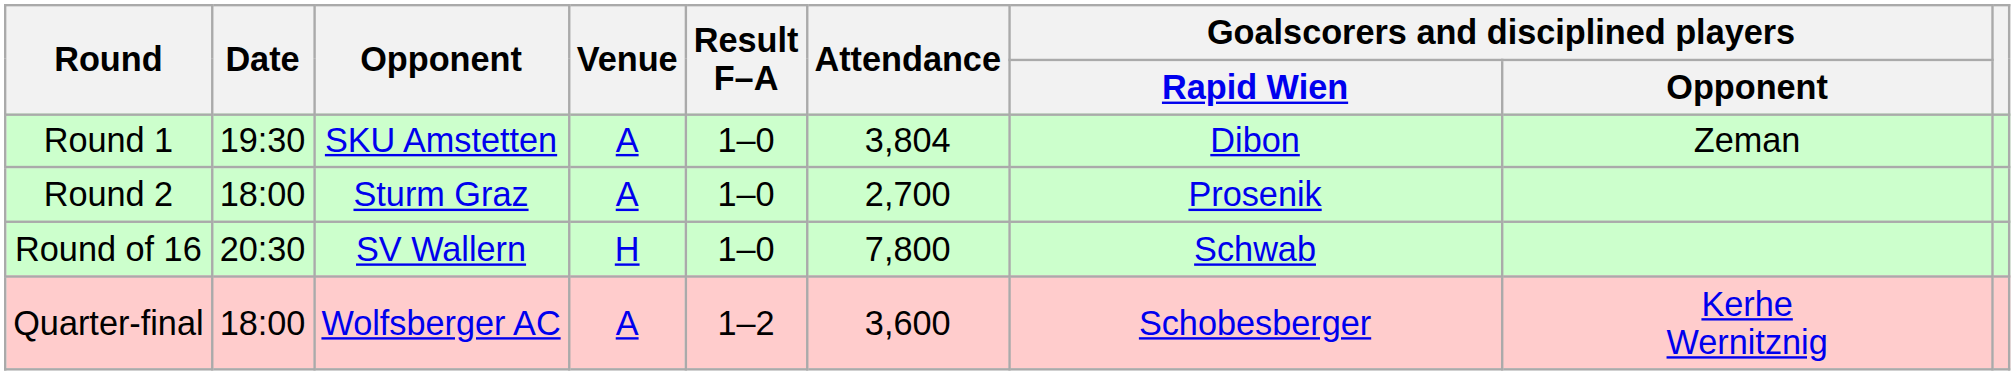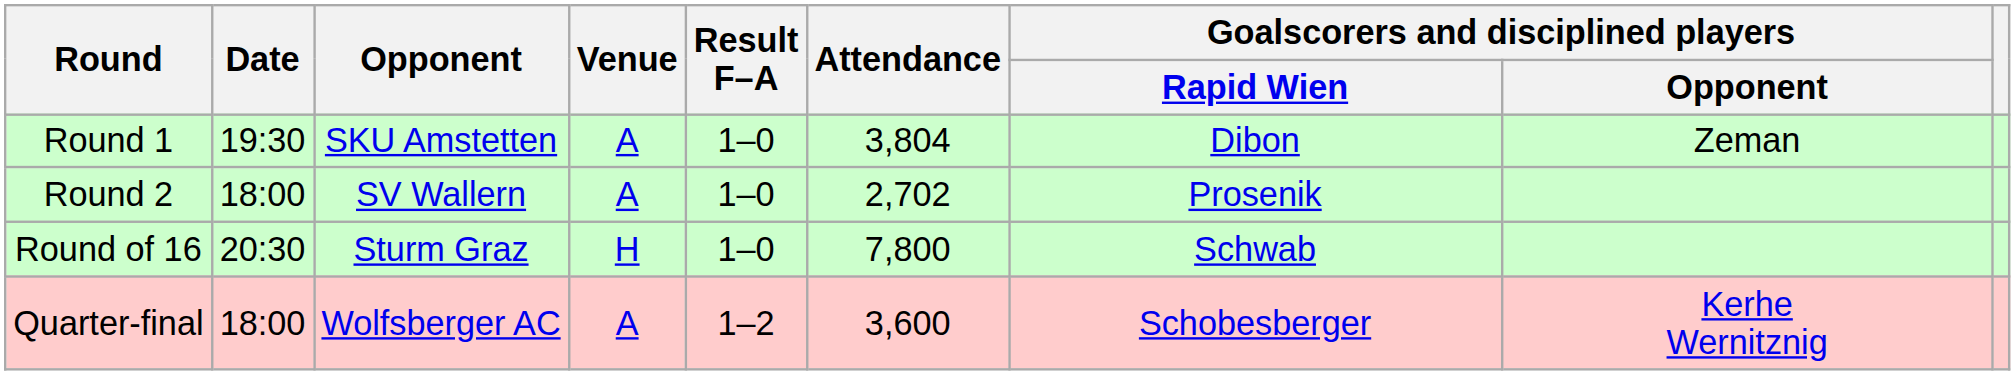(441, 195) Sturm Graz -> (441, 195) SV Wallern
(908, 195) 2,700 -> (908, 195) 2,702
(441, 249) SV Wallern -> (441, 249) Sturm Graz
